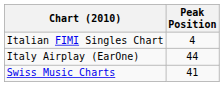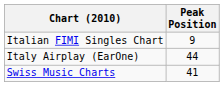(192, 40) 4 -> (192, 40) 9
